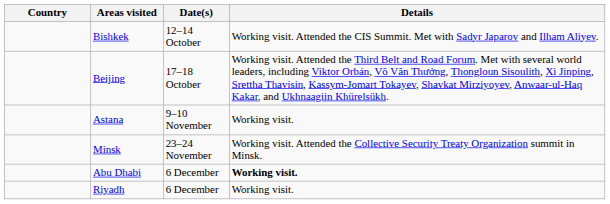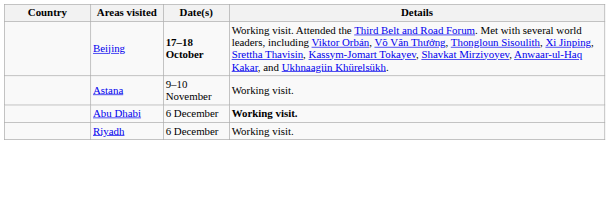- row: (111, 36)
(183, 78) normal -> (185, 48) bold
- row: (107, 149)
